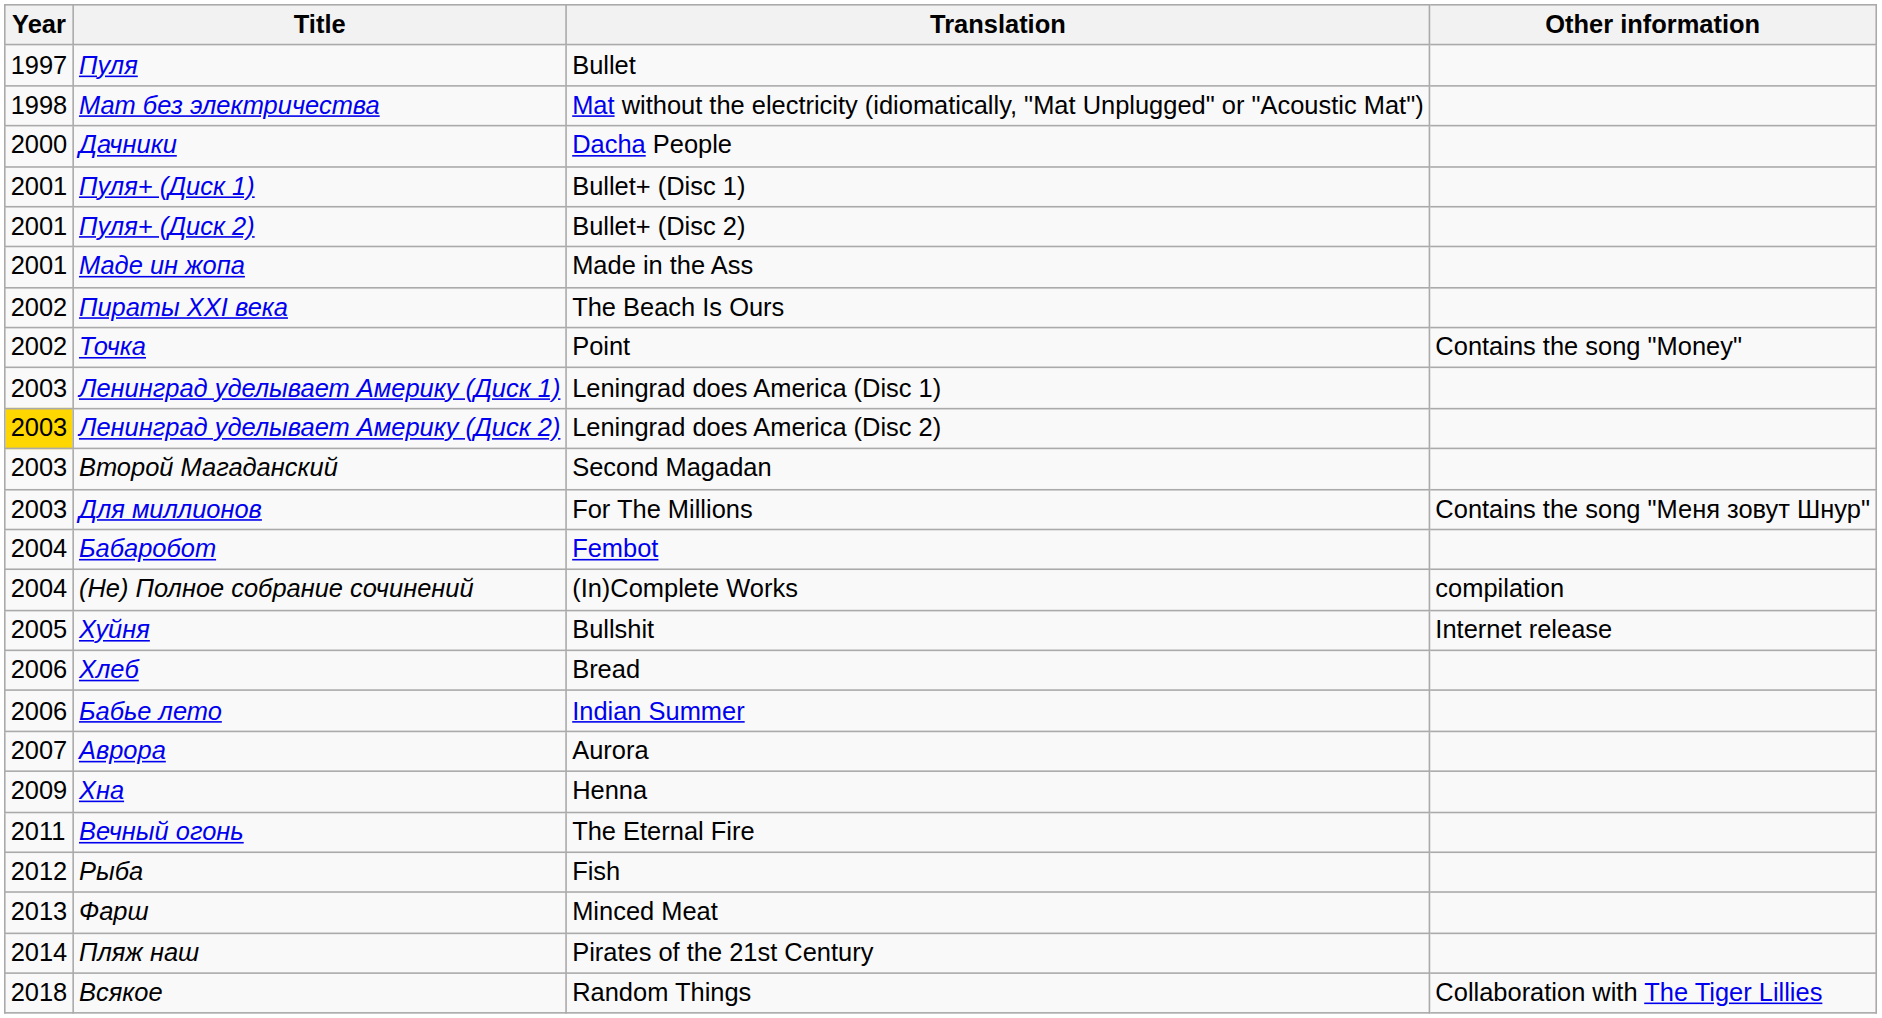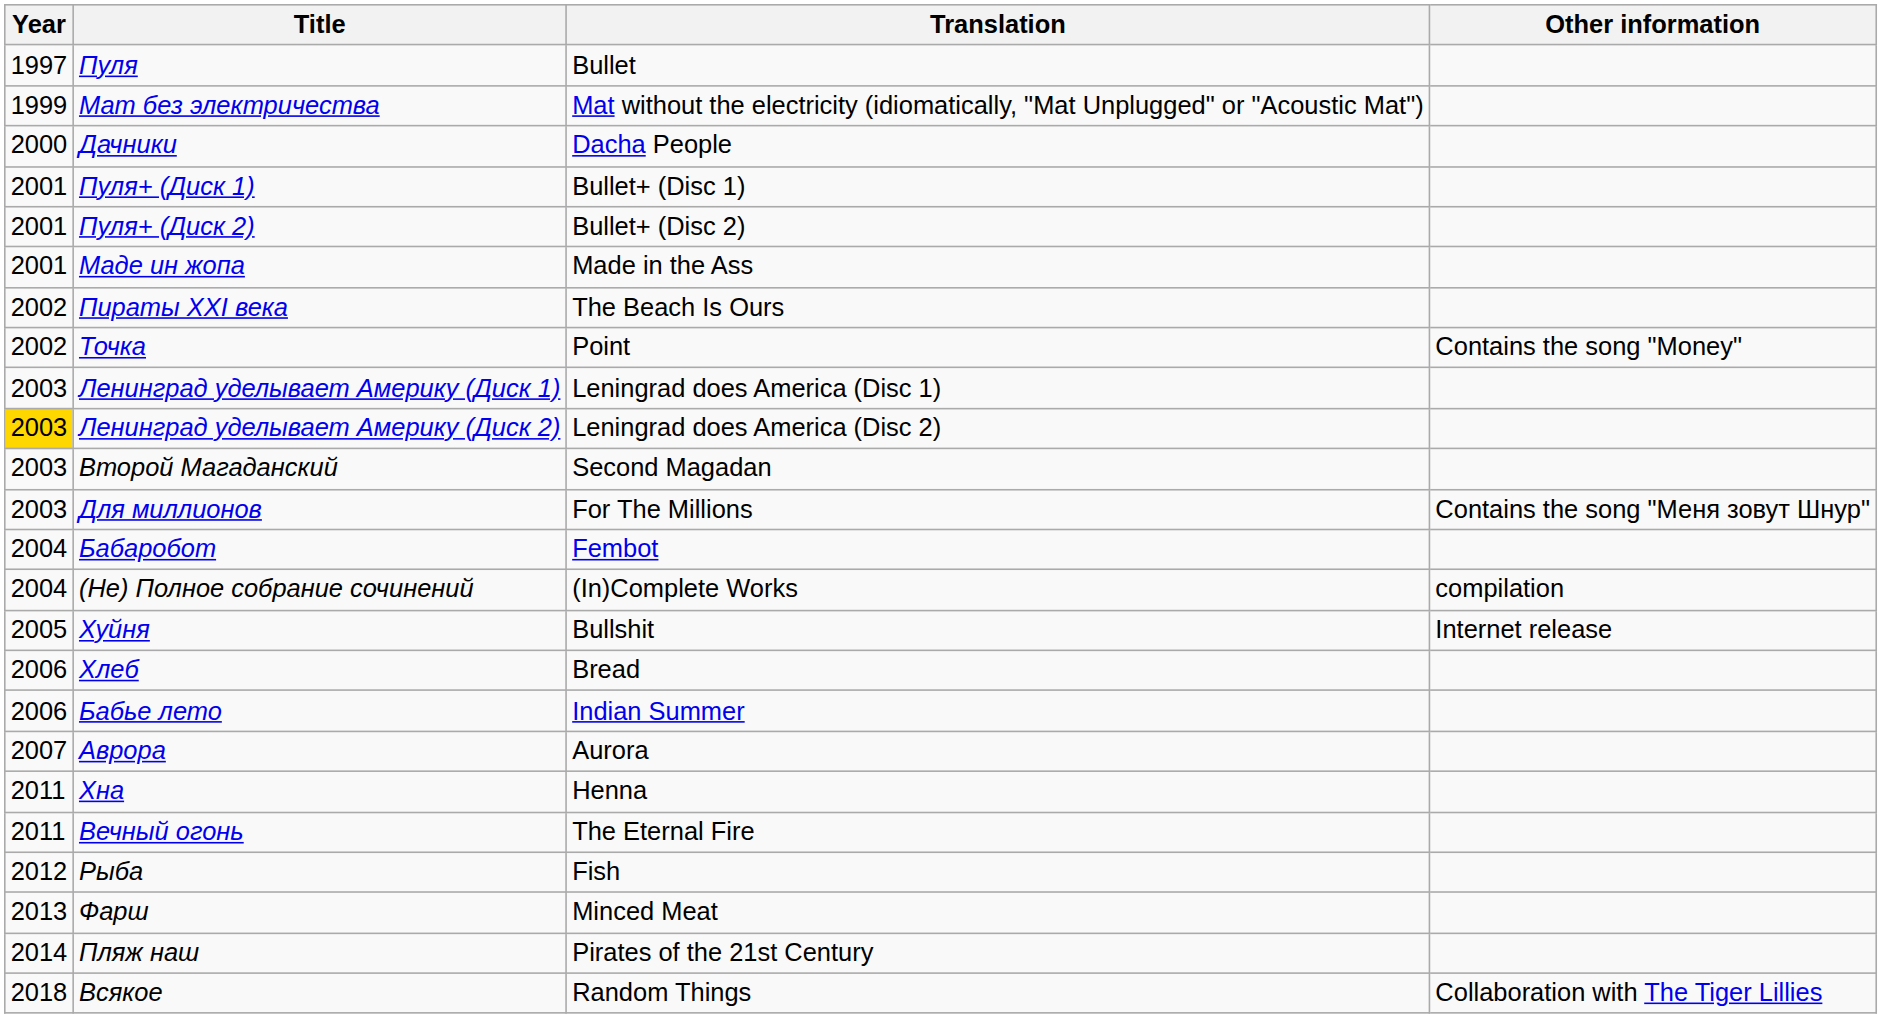(39, 105) 1998 -> (39, 105) 1999
(39, 791) 2009 -> (38, 791) 2011
